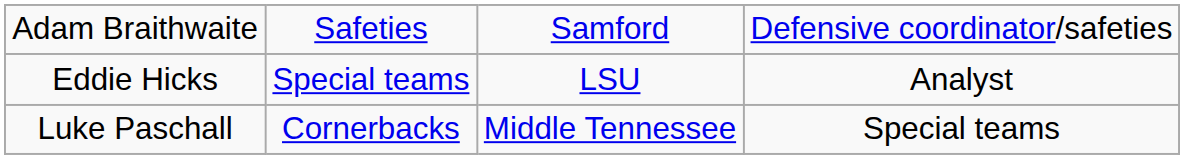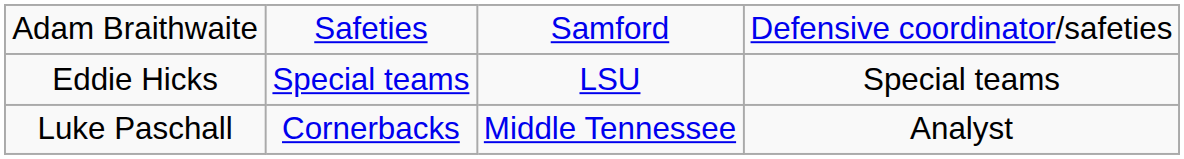(961, 79) Analyst -> (961, 79) Special teams
(961, 128) Special teams -> (961, 128) Analyst
